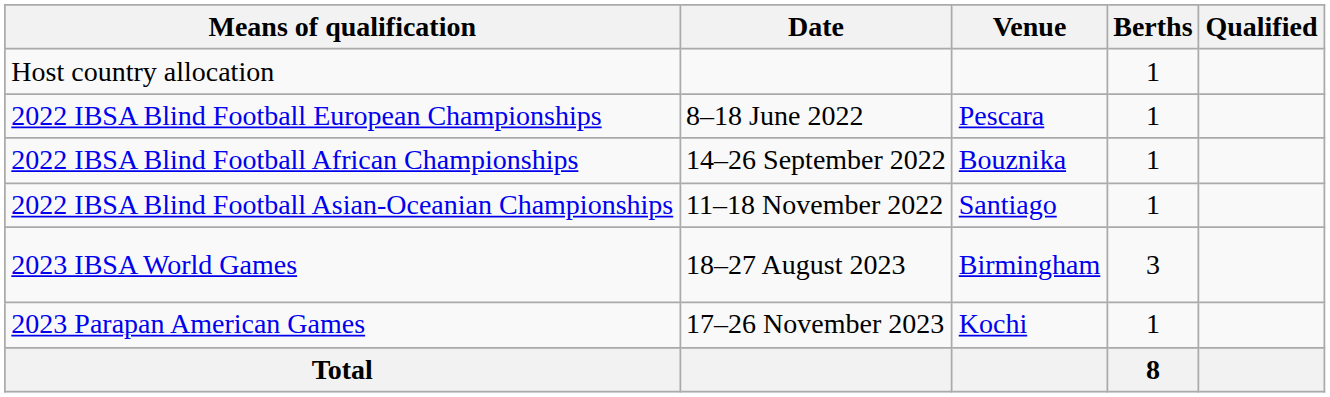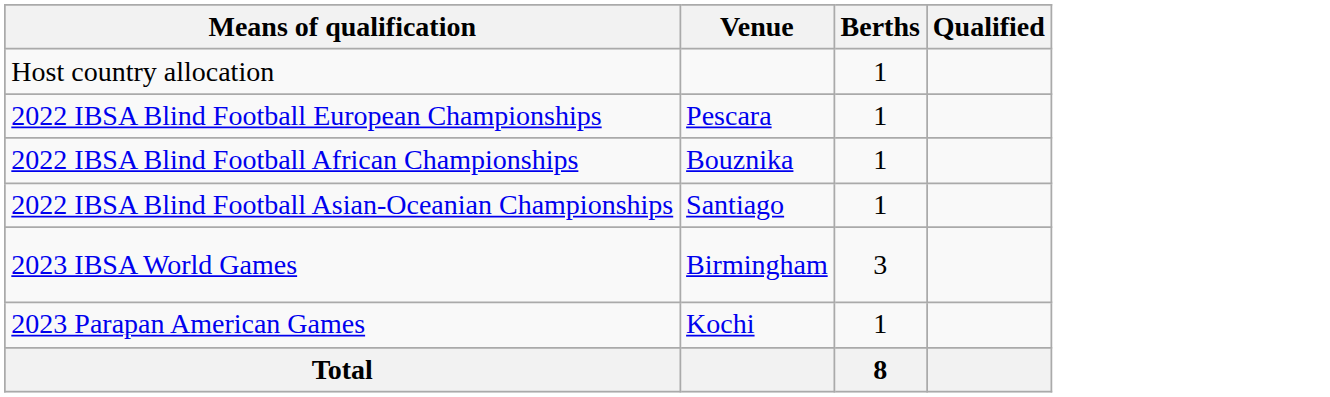- column: (816, 26)
